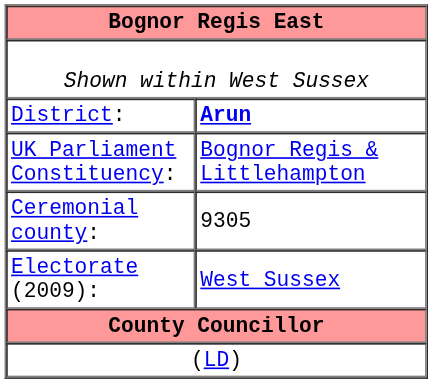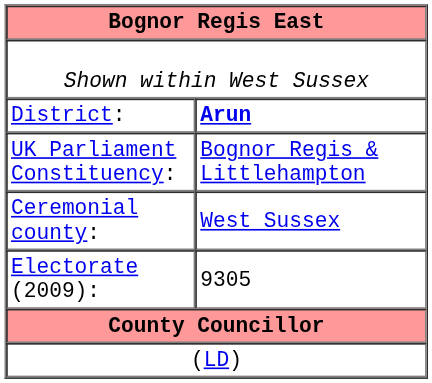(226, 221) 9305 -> (270, 221) West Sussex
(270, 279) West Sussex -> (226, 279) 9305
